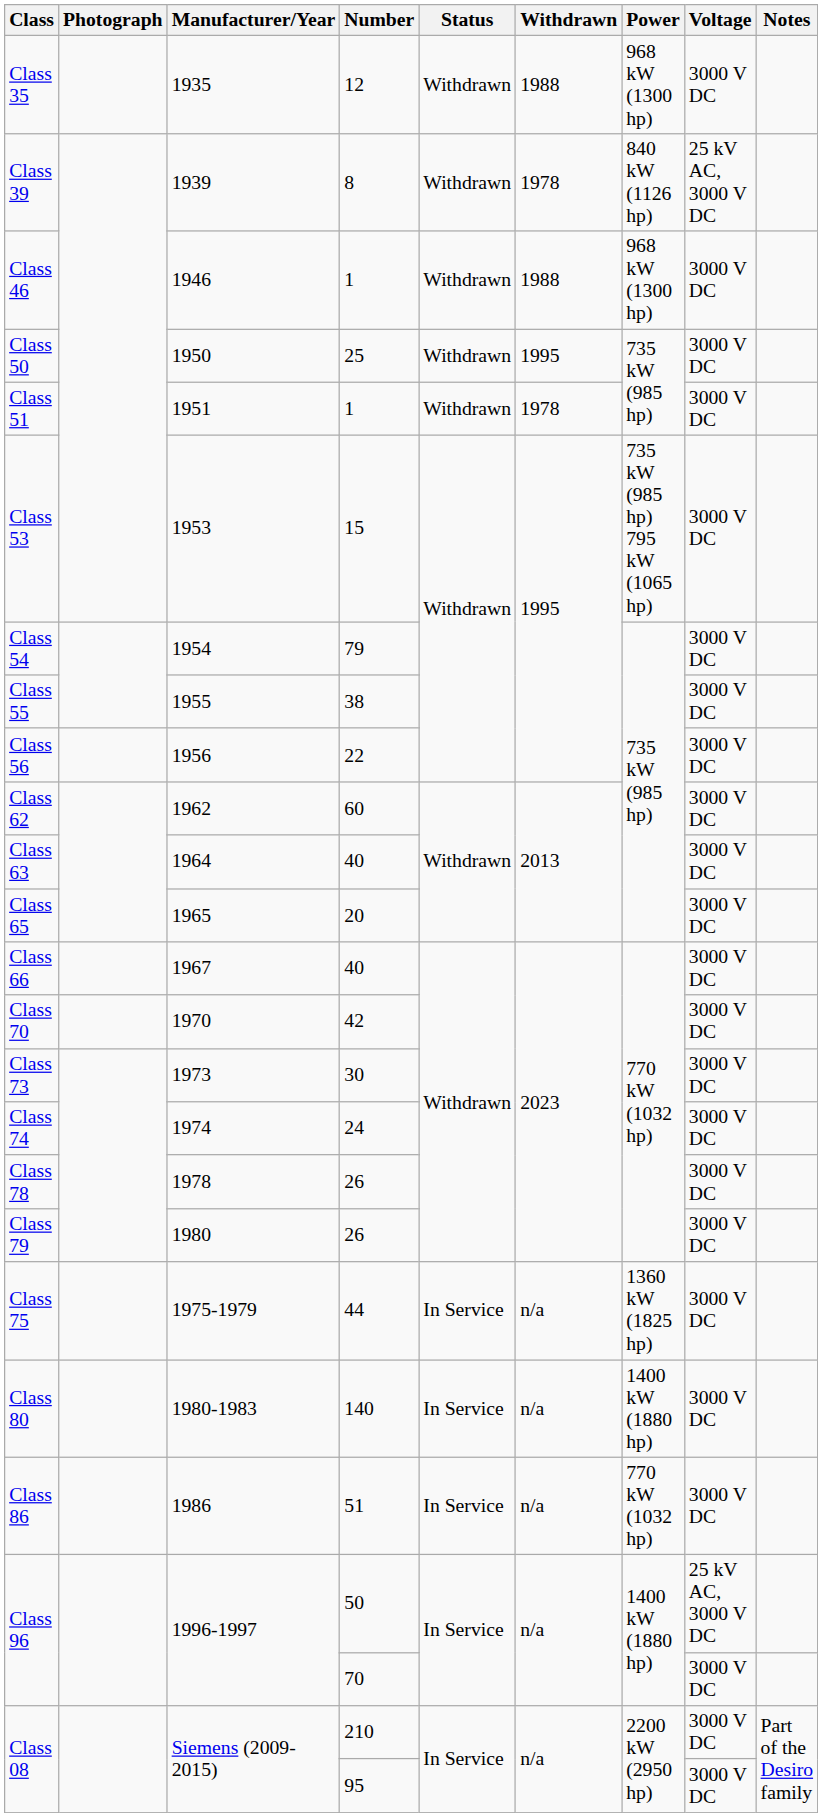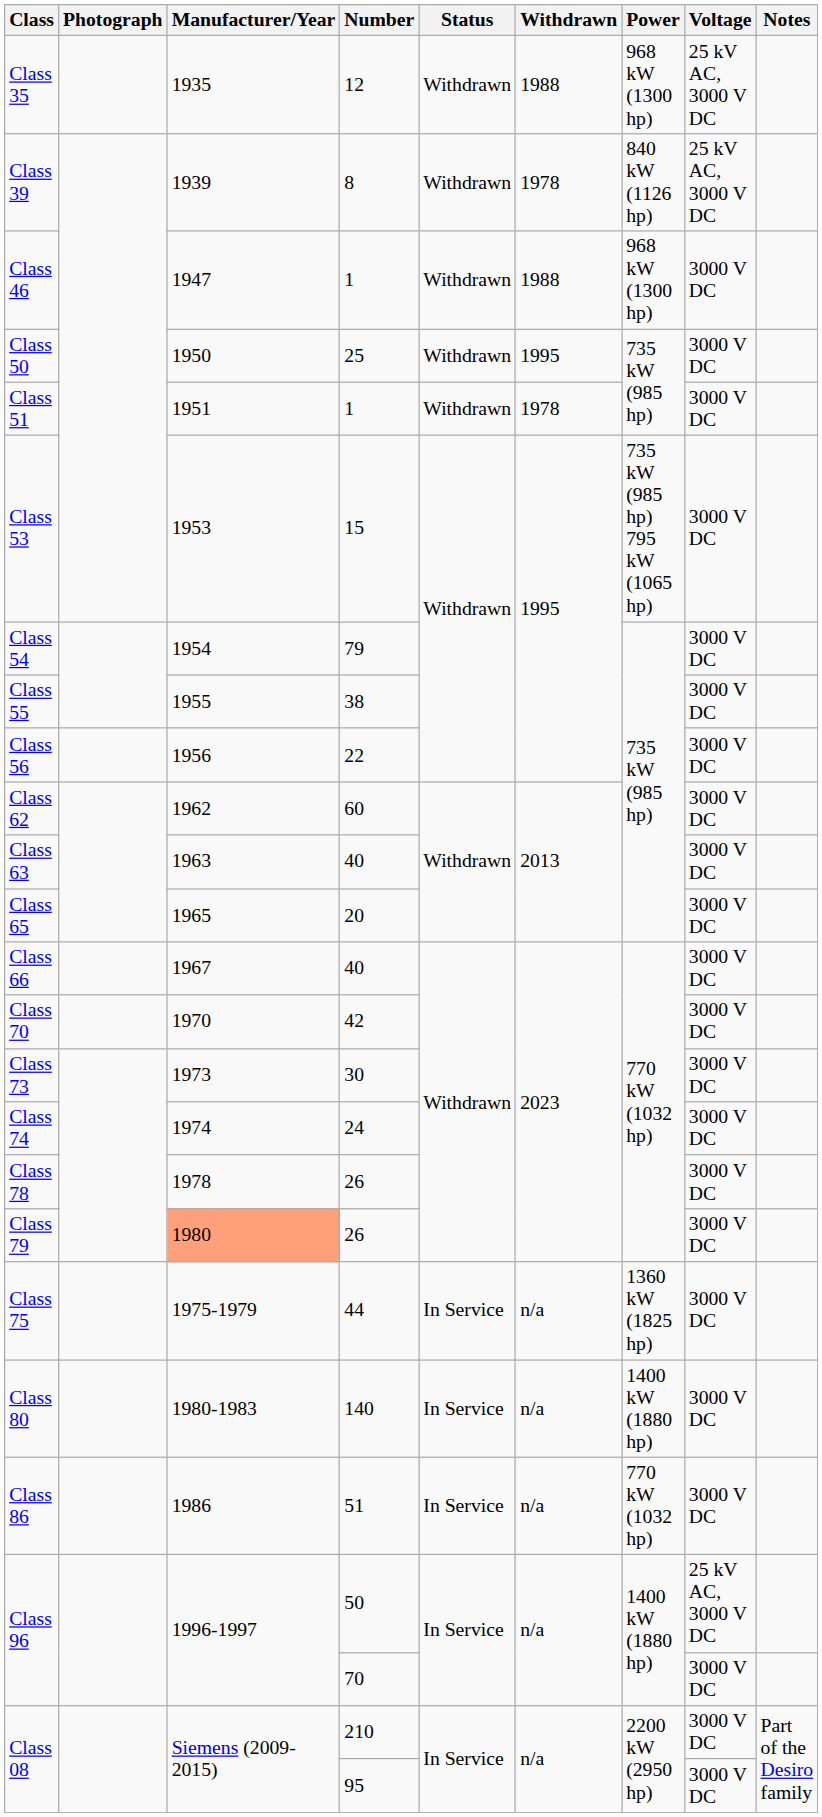(718, 84) 3000 V DC -> (718, 84) 25 kV AC, 3000 V DC
(191, 279) 1946 -> (191, 279) 1947
(191, 861) 1964 -> (191, 861) 1963
(191, 1235) no background -> (191, 1235) lightsalmon background
